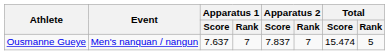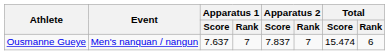(371, 43) 5 -> (371, 43) 6
